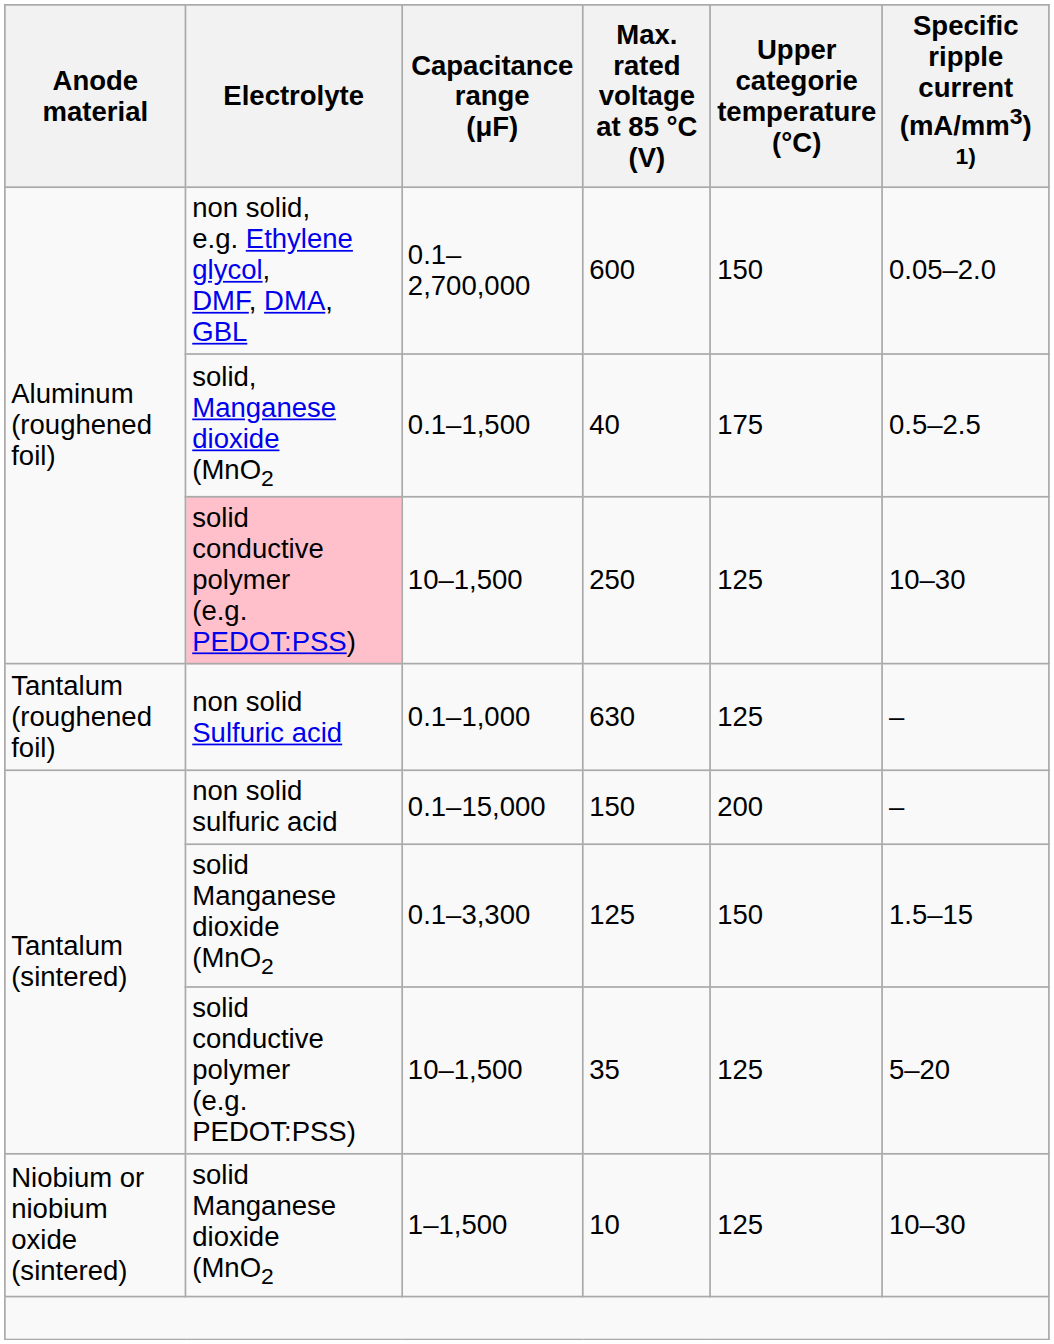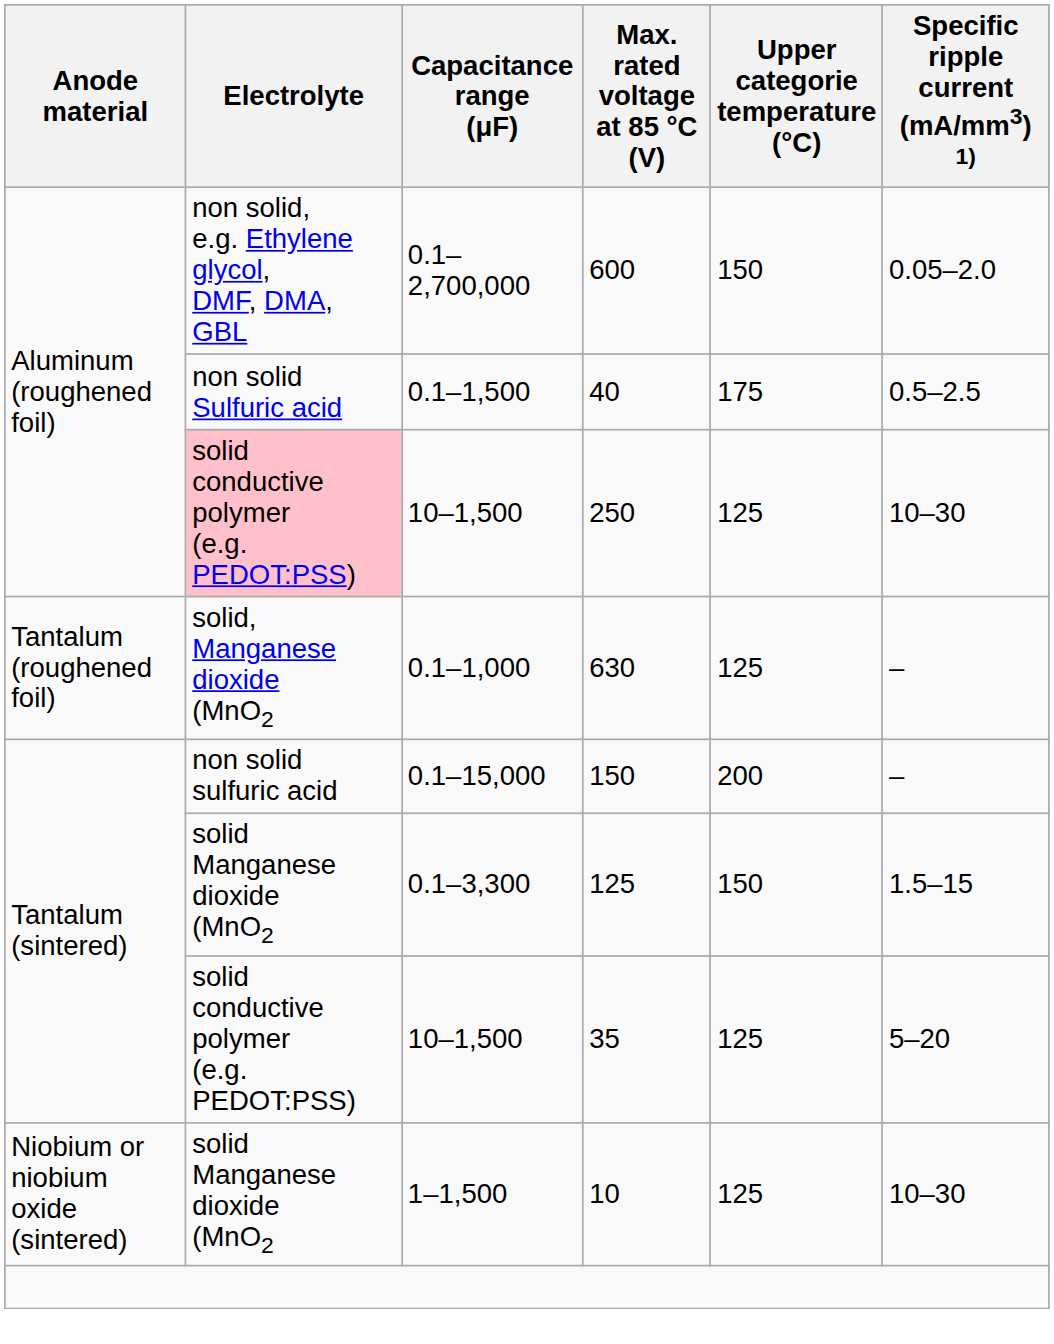(264, 426) solid, Manganese dioxide (MnO2 -> (267, 391) non solid Sulfuric acid
(267, 716) non solid Sulfuric acid -> (264, 668) solid, Manganese dioxide (MnO2
